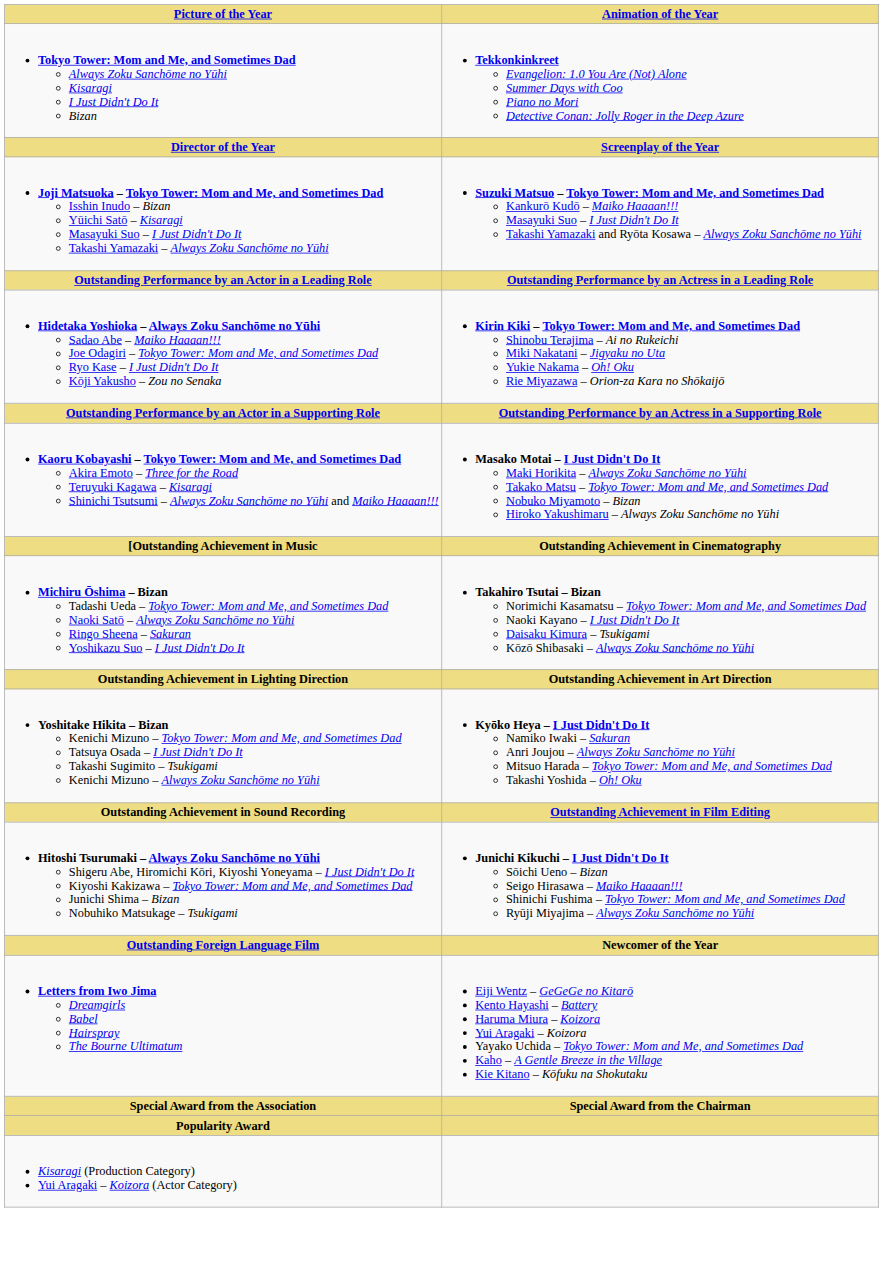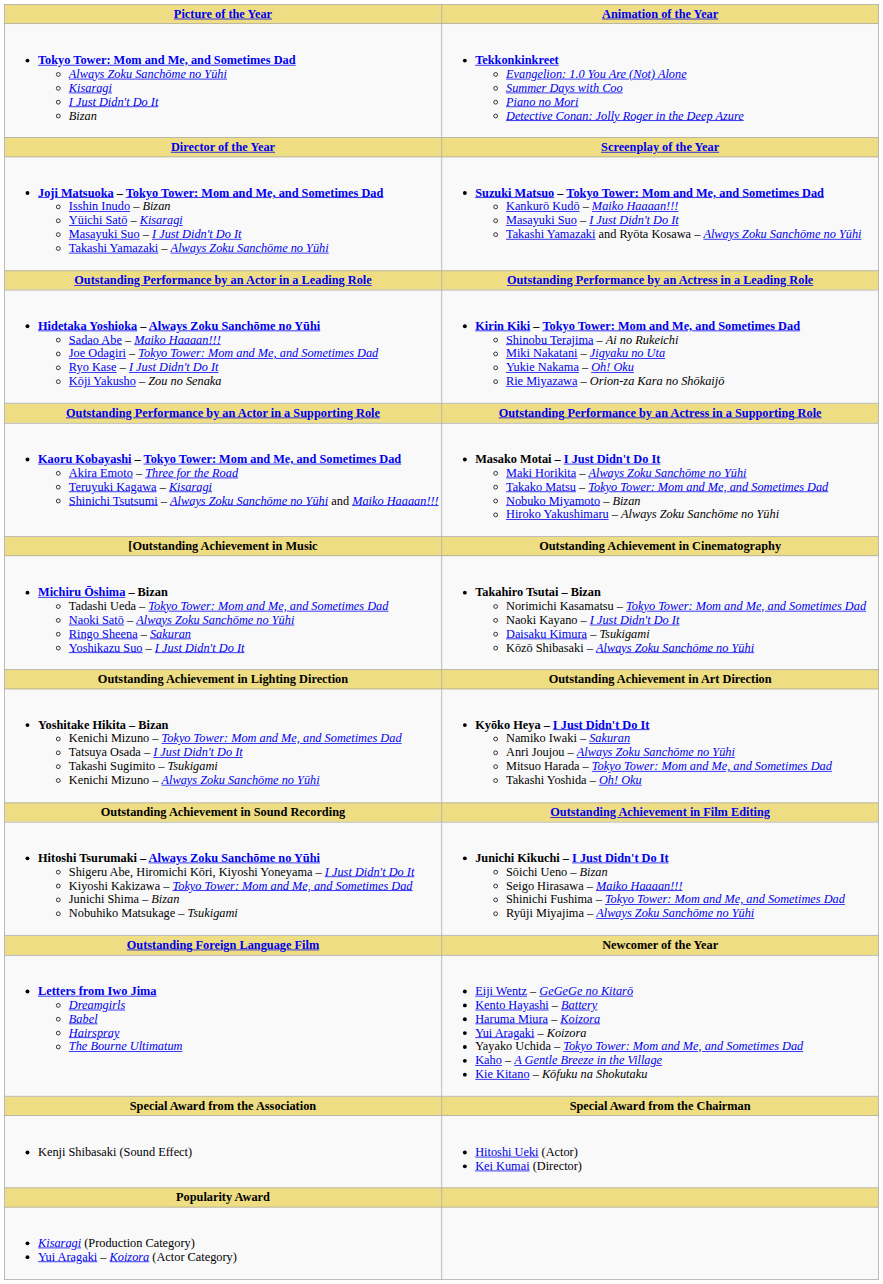+ row: (223, 1152)
